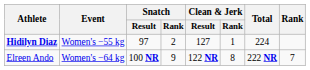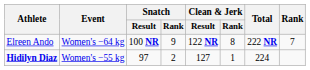rows swapped: (32, 42) <-> (30, 58)
